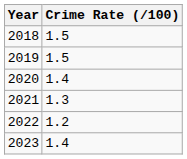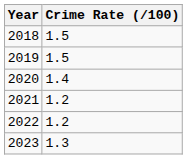(57, 101) 1.3 -> (57, 101) 1.2
(57, 144) 1.4 -> (57, 144) 1.3
